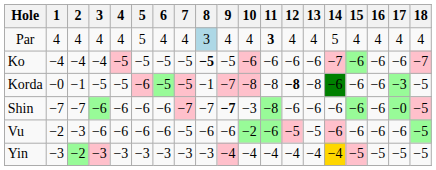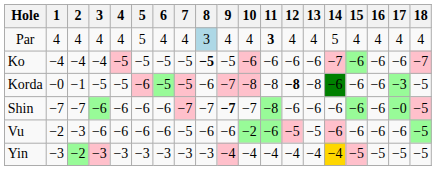(206, 85) −1 -> (206, 85) −6
(249, 108) −3 -> (249, 108) −7
